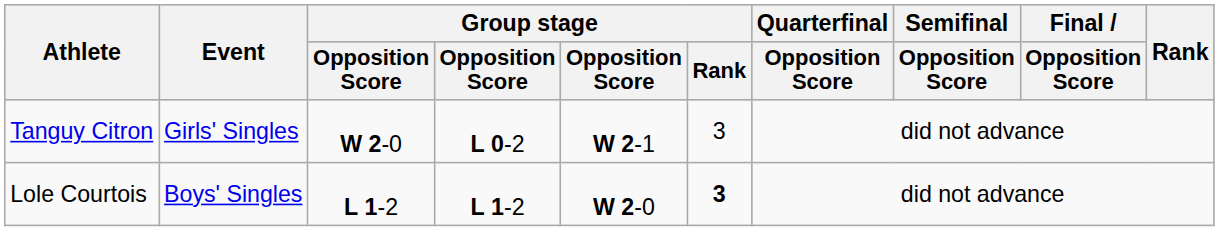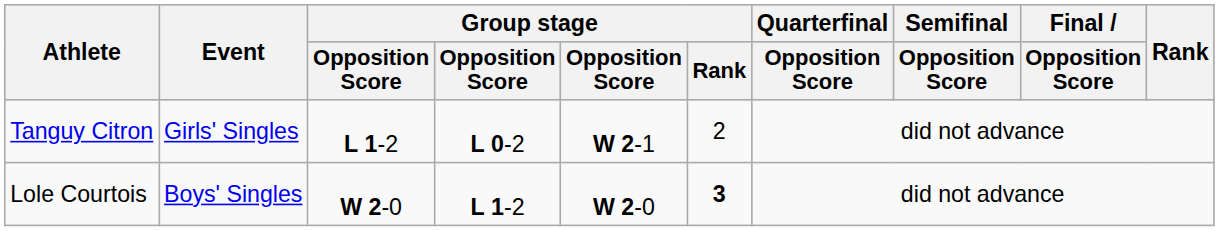(371, 145) W 2-0 -> (371, 145) L 1-2
(719, 132) 3 -> (719, 132) 2
(371, 207) L 1-2 -> (371, 207) W 2-0
